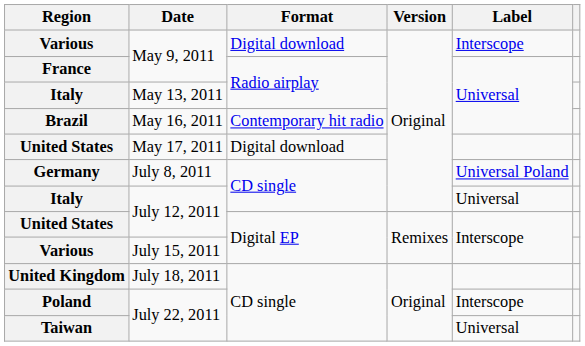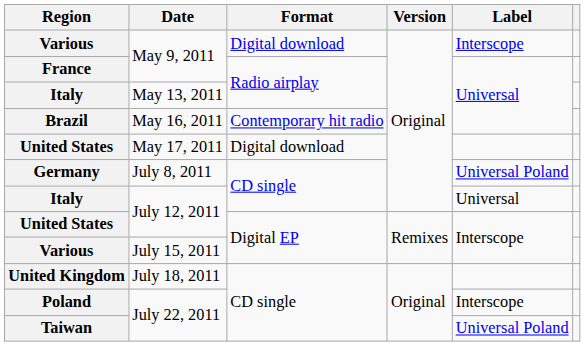(487, 328) Universal -> (512, 328) Universal Poland
